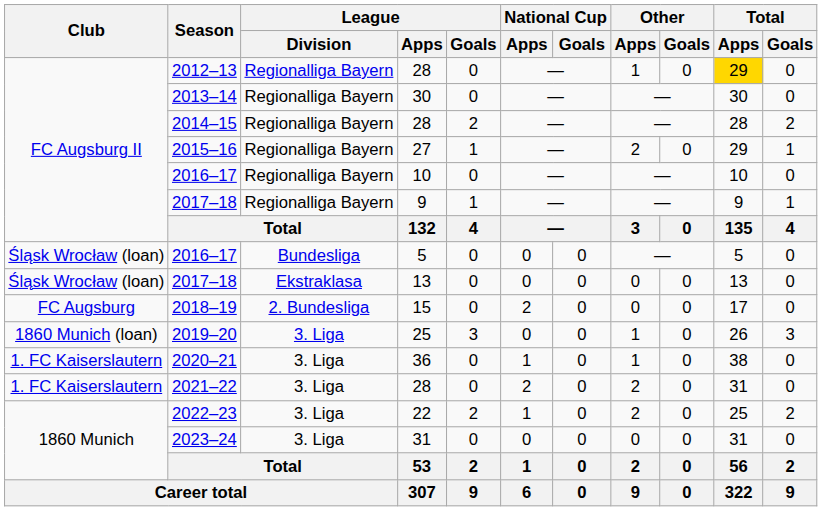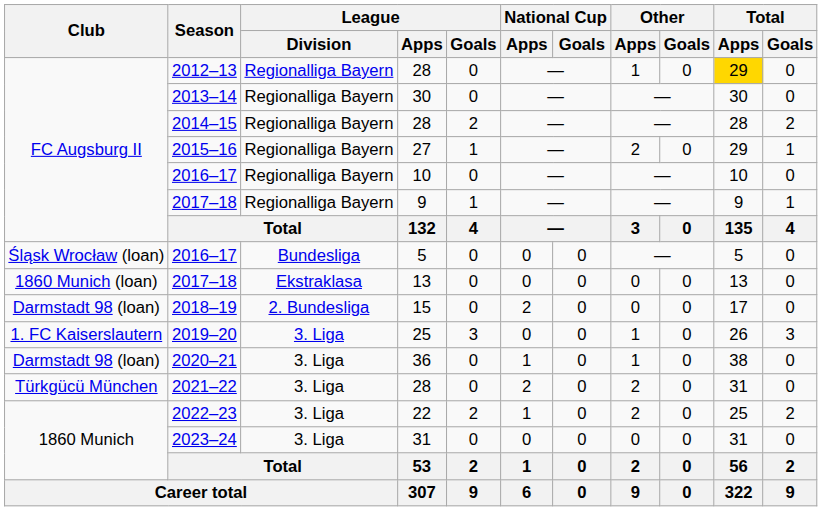(86, 281) Śląsk Wrocław (loan) -> (86, 281) 1860 Munich (loan)
(86, 307) FC Augsburg -> (86, 307) Darmstadt 98 (loan)
(86, 334) 1860 Munich (loan) -> (86, 334) 1. FC Kaiserslautern
(86, 360) 1. FC Kaiserslautern -> (86, 360) Darmstadt 98 (loan)
(86, 387) 1. FC Kaiserslautern -> (86, 387) Türkgücü München
